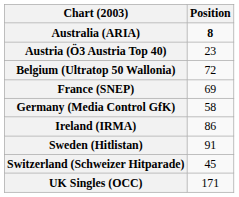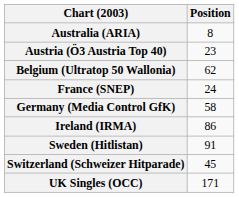(210, 32) bold -> (210, 32) normal
(210, 70) 72 -> (210, 70) 62
(210, 88) 69 -> (210, 88) 24
